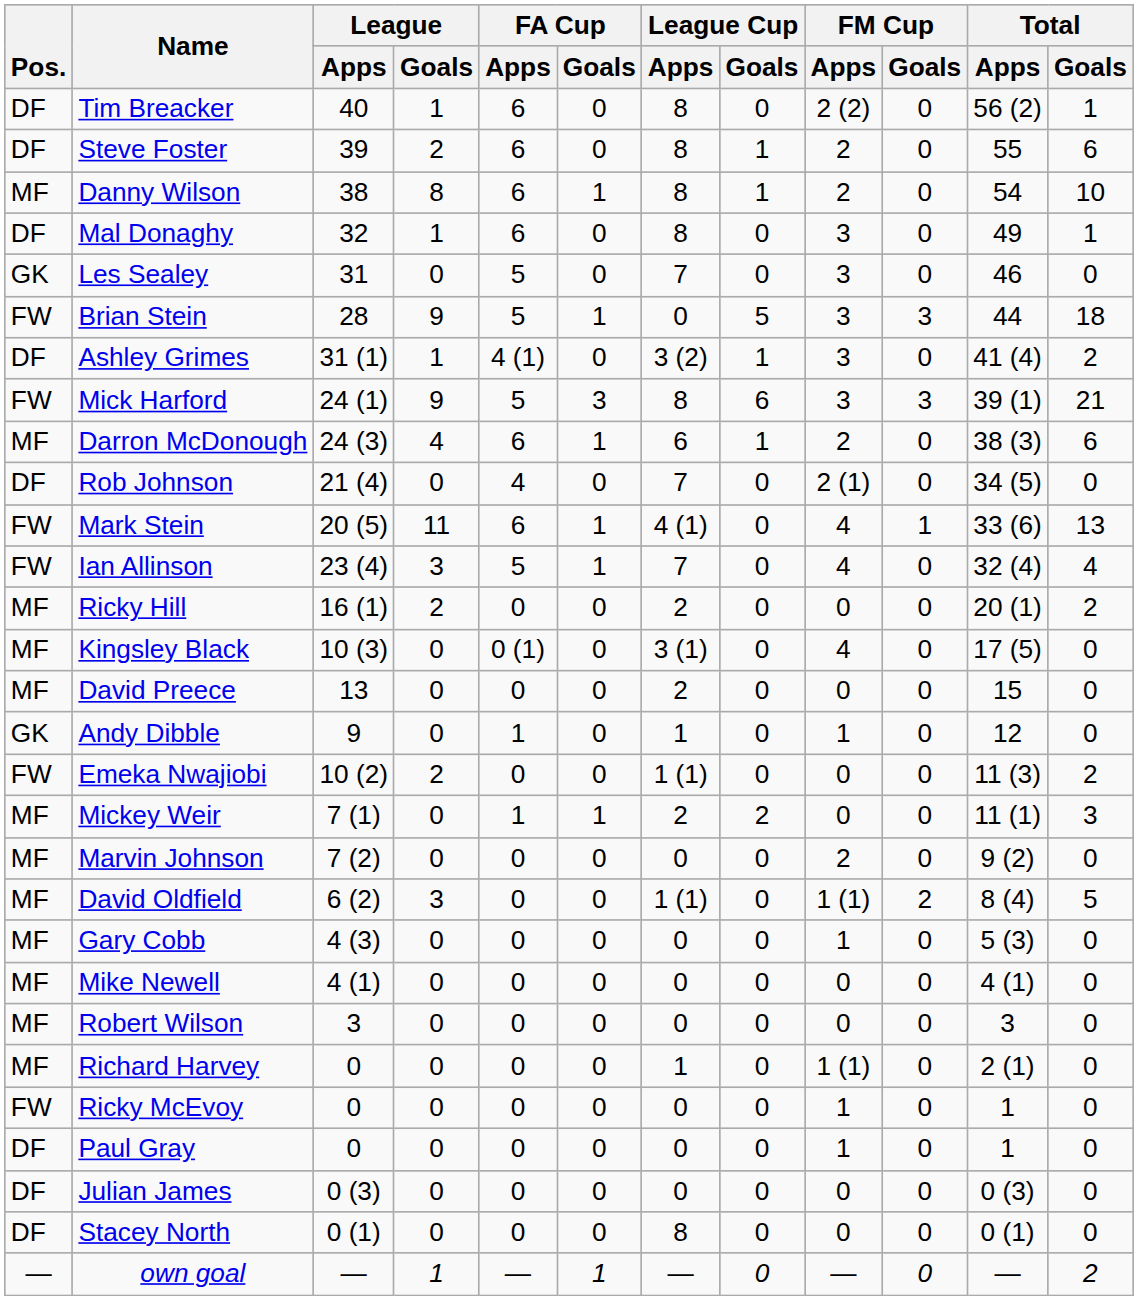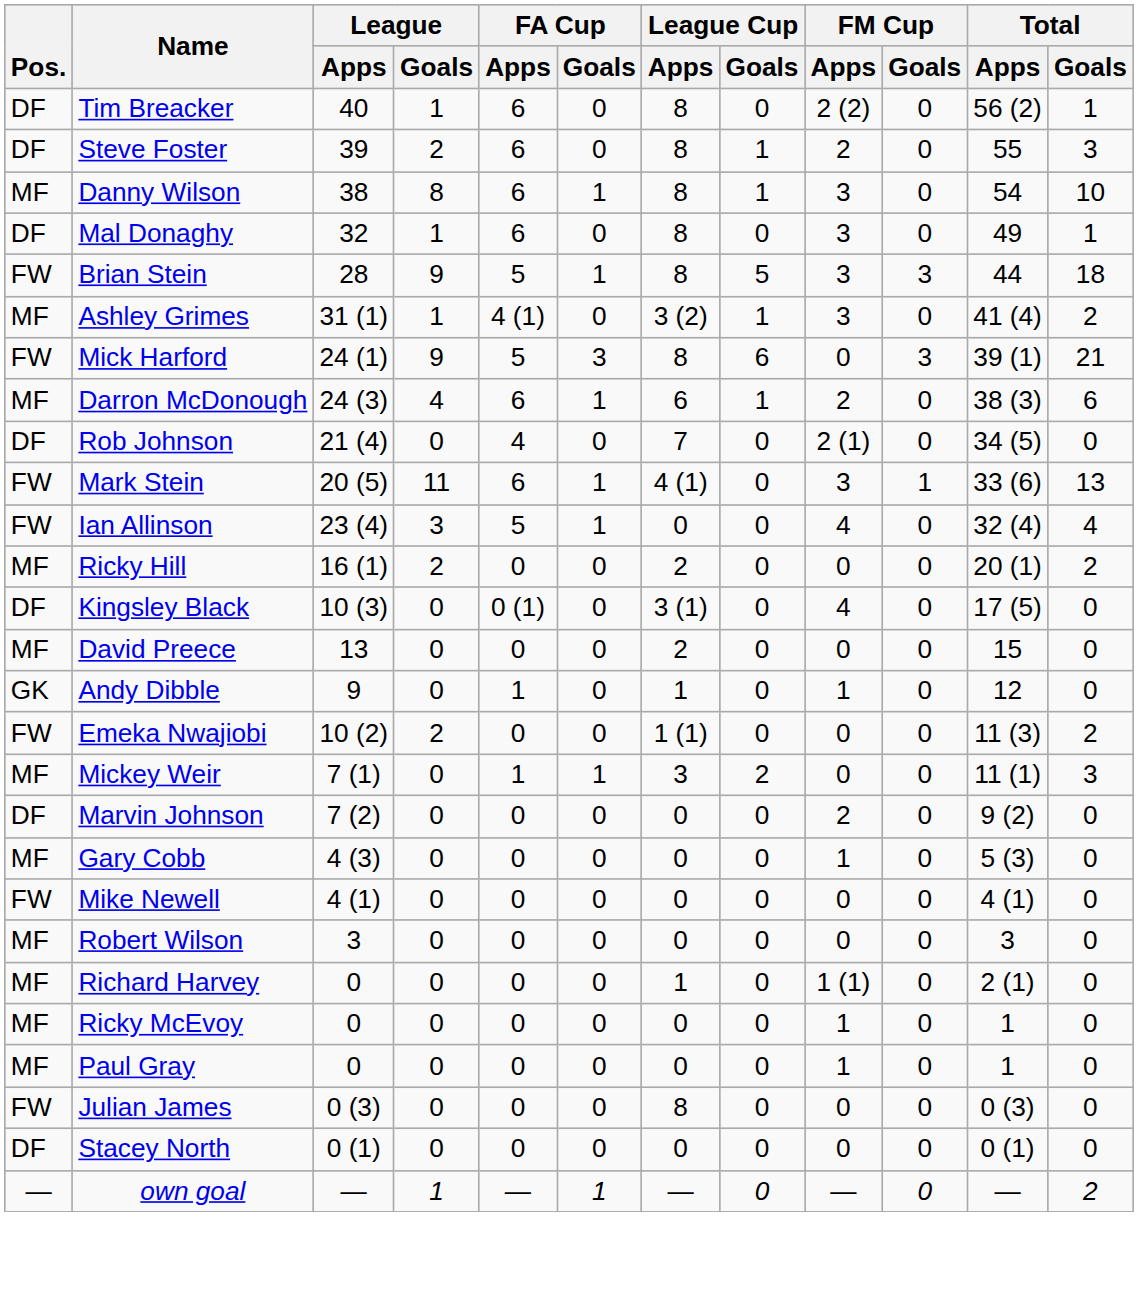(1090, 150) 6 -> (1090, 150) 3
(843, 191) 2 -> (843, 191) 3
- row: (143, 274)
(681, 316) 0 -> (681, 274) 8
(28, 358) DF -> (30, 316) MF
(843, 399) 3 -> (843, 358) 0
(843, 524) 4 -> (843, 483) 3
(681, 566) 7 -> (681, 524) 0
(30, 649) MF -> (28, 607) DF
(681, 815) 2 -> (681, 774) 3
(30, 857) MF -> (28, 815) DF
- row: (160, 899)
(30, 982) MF -> (31, 899) FW
(31, 1107) FW -> (30, 1024) MF
(28, 1148) DF -> (30, 1065) MF
(28, 1190) DF -> (31, 1107) FW
(681, 1190) 0 -> (681, 1107) 8
(681, 1232) 8 -> (681, 1148) 0
